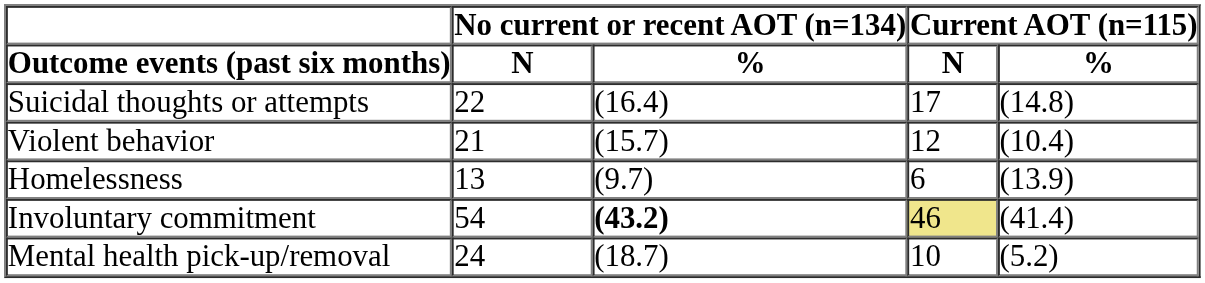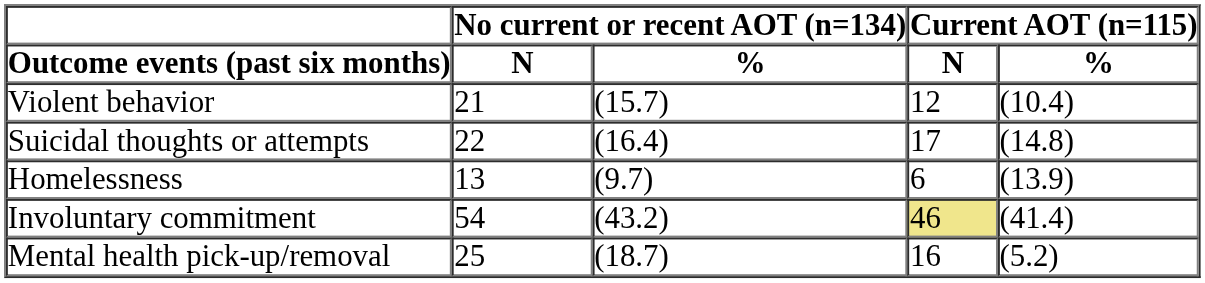rows swapped: (111, 140) <-> (188, 101)
(631, 217) bold -> (631, 217) normal
(470, 256) 24 -> (470, 256) 25
(925, 256) 10 -> (925, 256) 16
